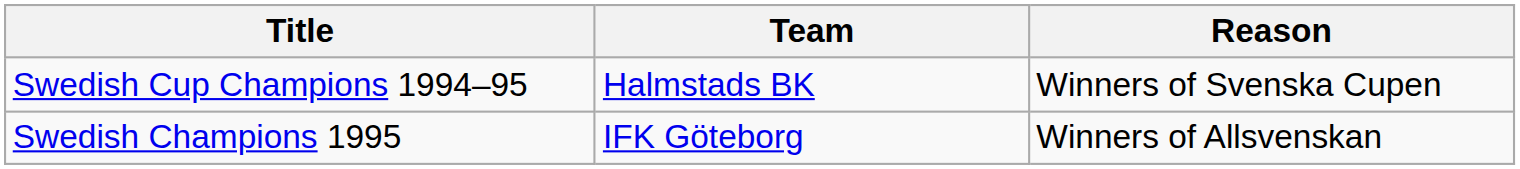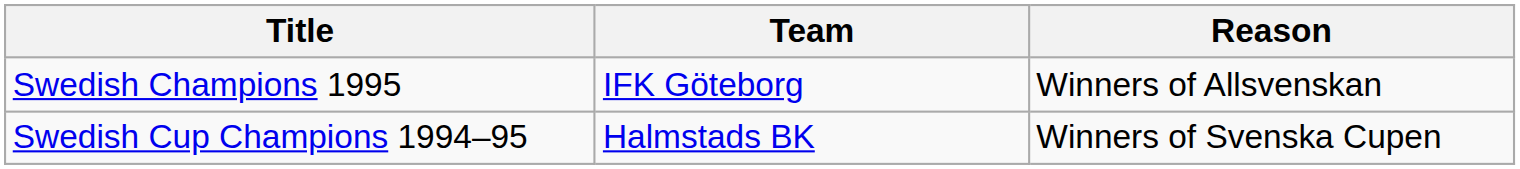rows swapped: (207, 137) <-> (270, 84)
